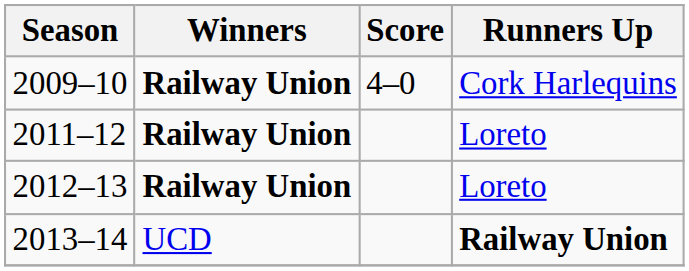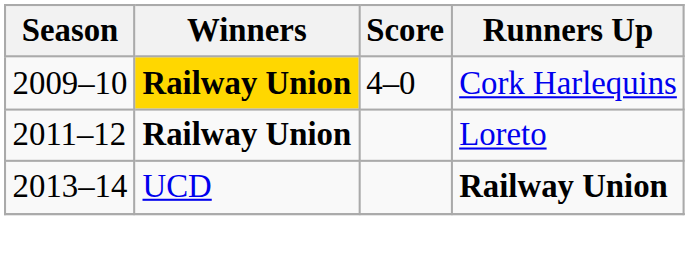(247, 82) no background -> (247, 82) gold background
- row: (70, 186)
